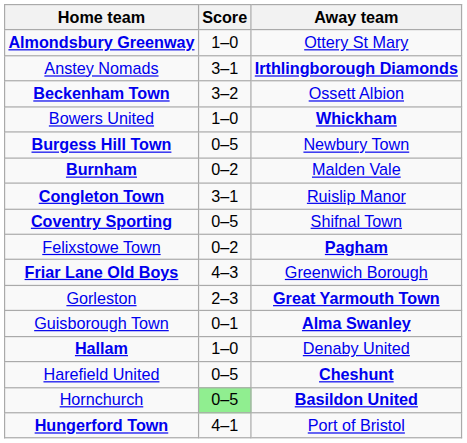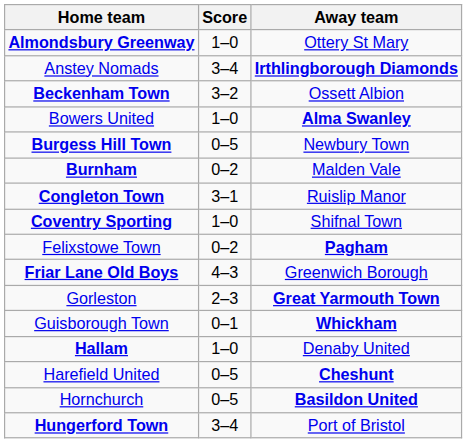(225, 68) 3–1 -> (225, 68) 3–4
(356, 119) Whickham -> (356, 119) Alma Swanley
(225, 221) 0–5 -> (225, 221) 1–0
(356, 323) Alma Swanley -> (356, 323) Whickham
(225, 400) lightgreen background -> (225, 400) no background
(225, 425) 4–1 -> (225, 425) 3–4
